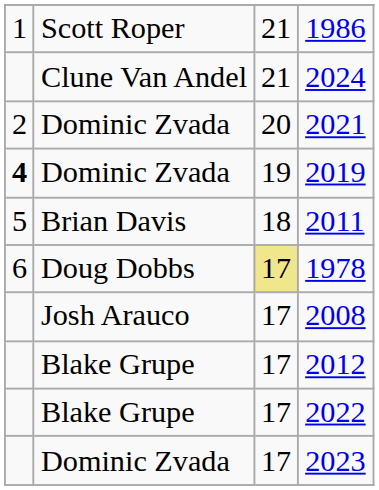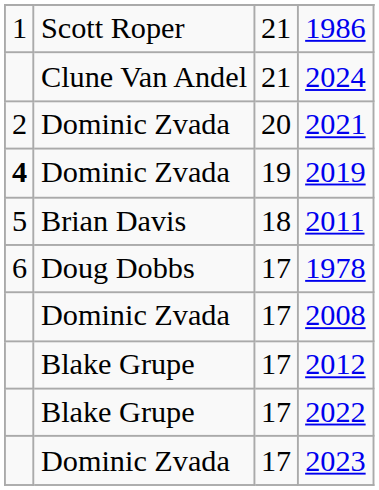(276, 268) khaki background -> (276, 268) no background
(115, 316) Josh Arauco -> (135, 316) Dominic Zvada
